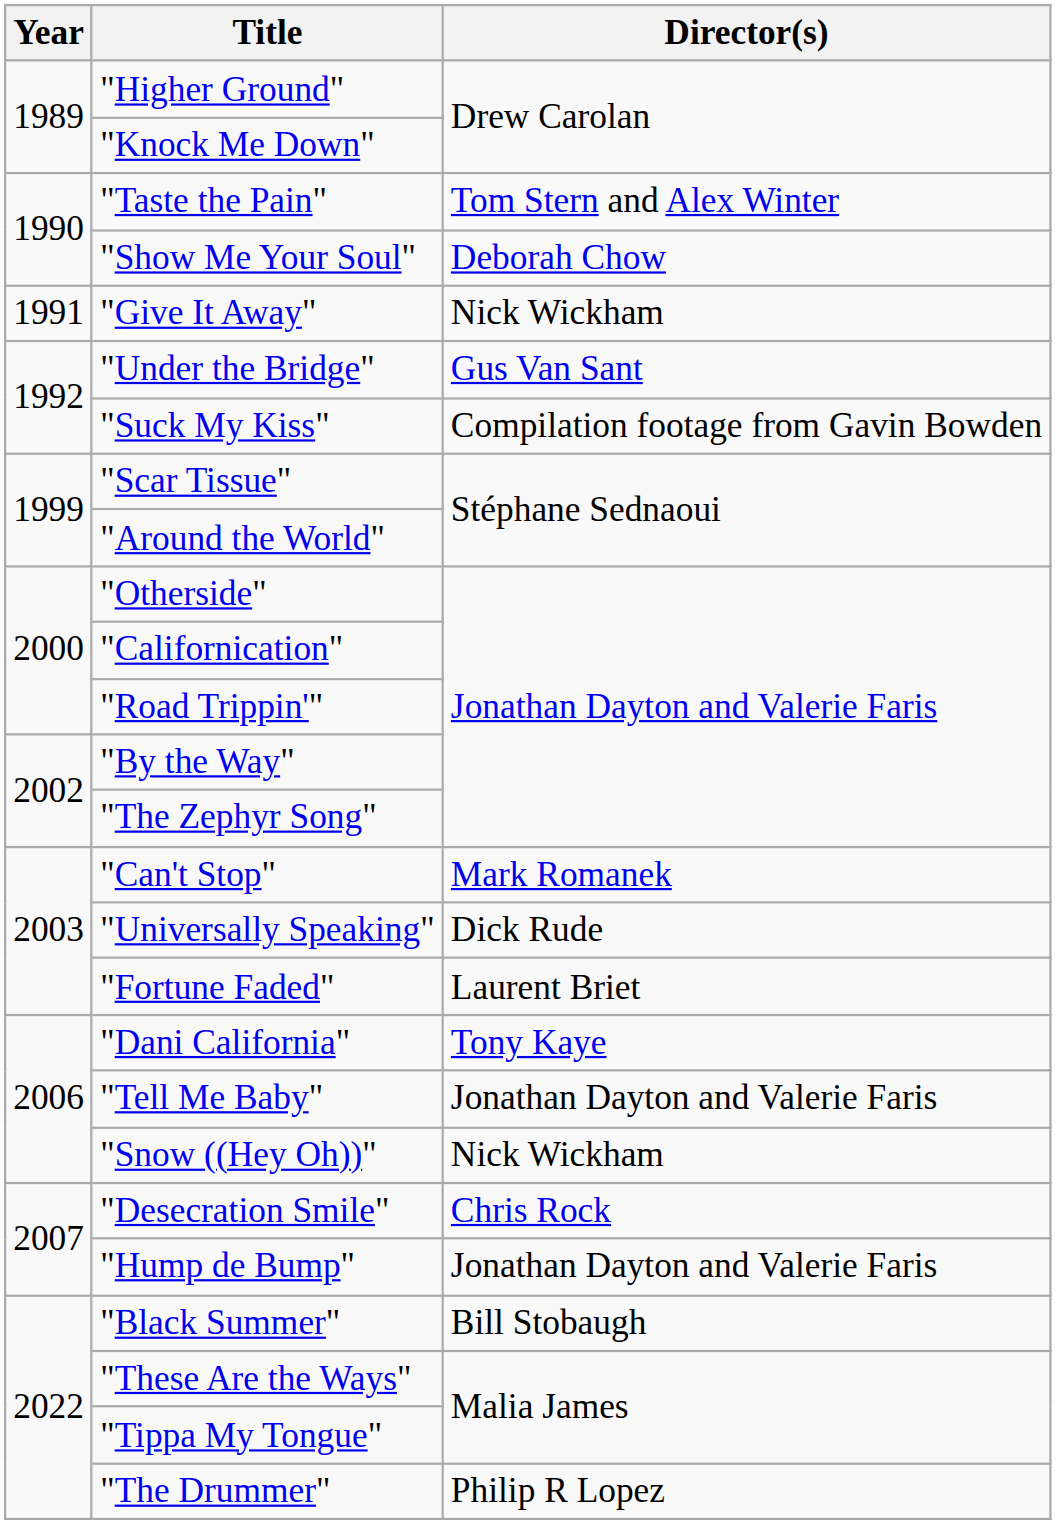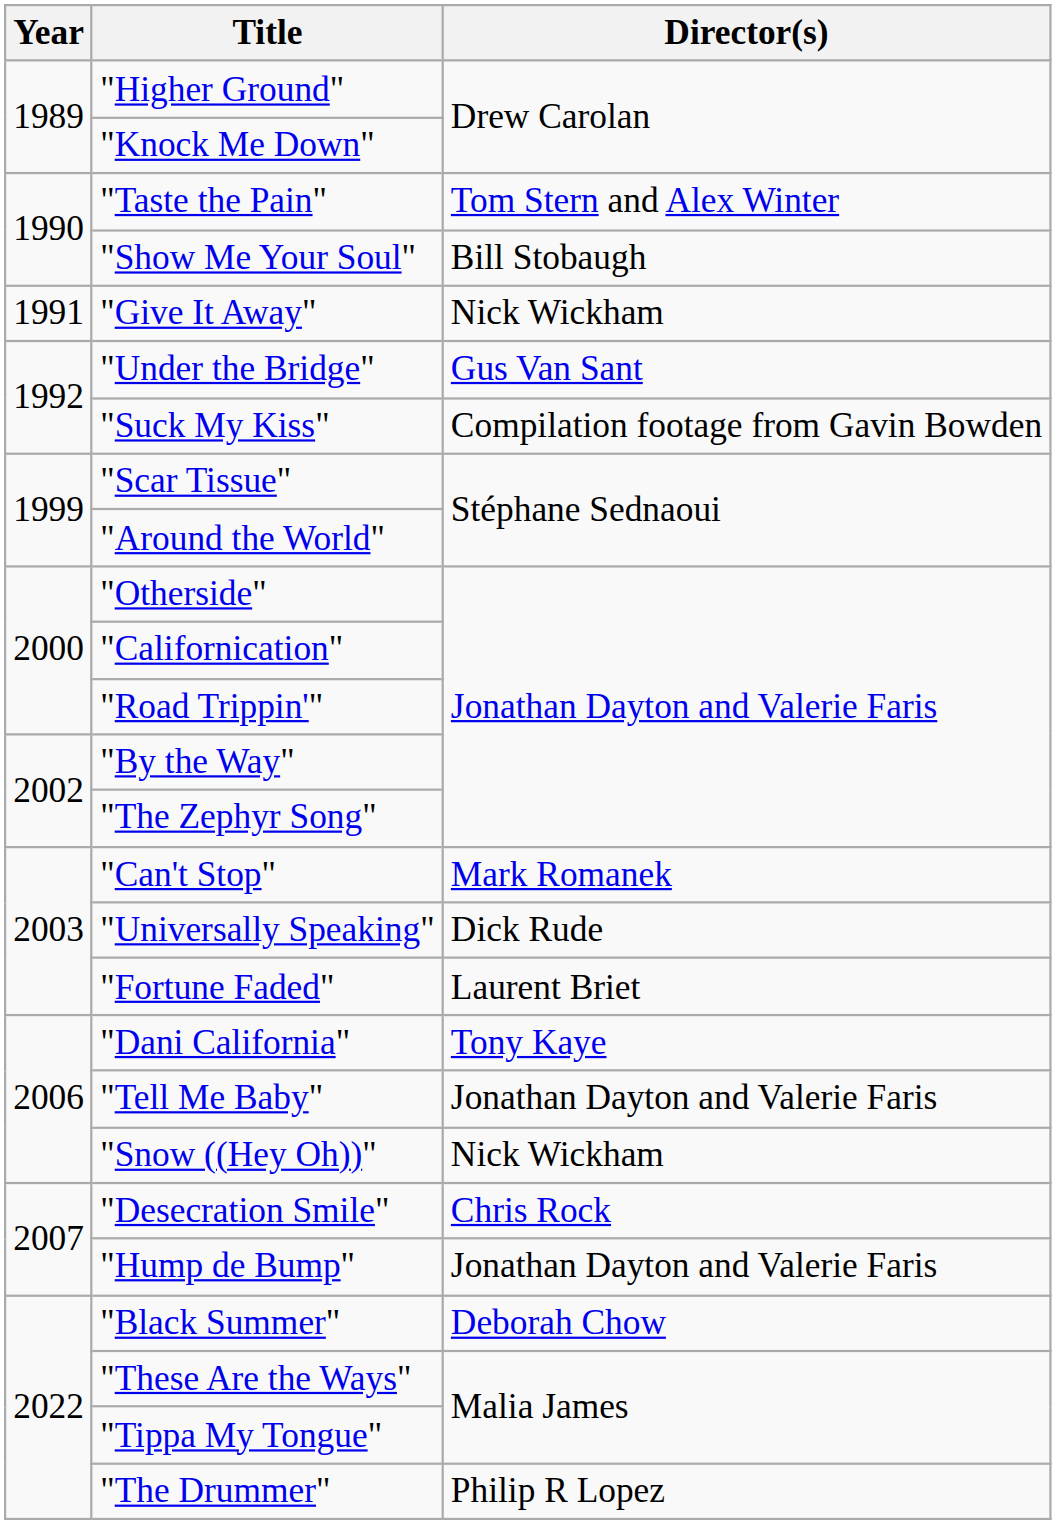(558, 256) Deborah Chow -> (549, 256) Bill Stobaugh
(549, 1322) Bill Stobaugh -> (558, 1322) Deborah Chow
